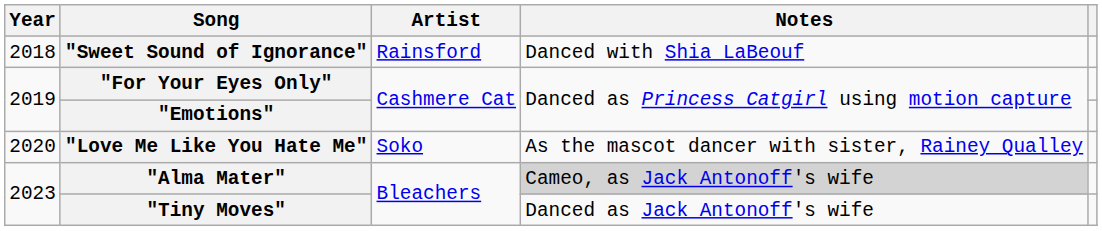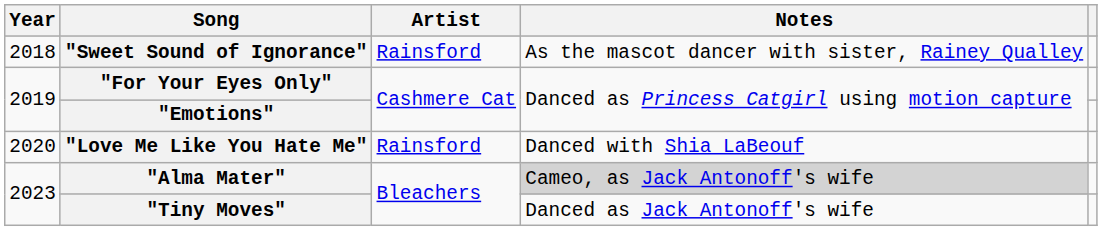(665, 52) Danced with Shia LaBeouf -> (804, 52) As the mascot dancer with sister, Rainey Qualley
(400, 147) Soko -> (429, 147) Rainsford
(804, 147) As the mascot dancer with sister, Rainey Qualley -> (665, 147) Danced with Shia LaBeouf
